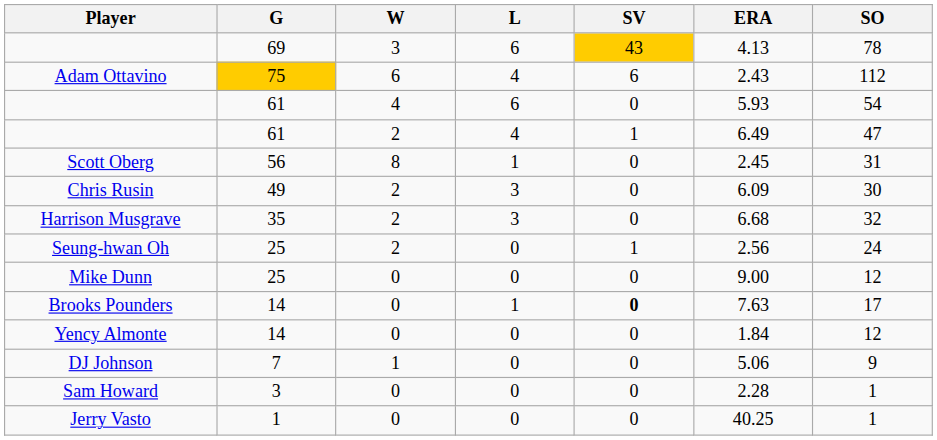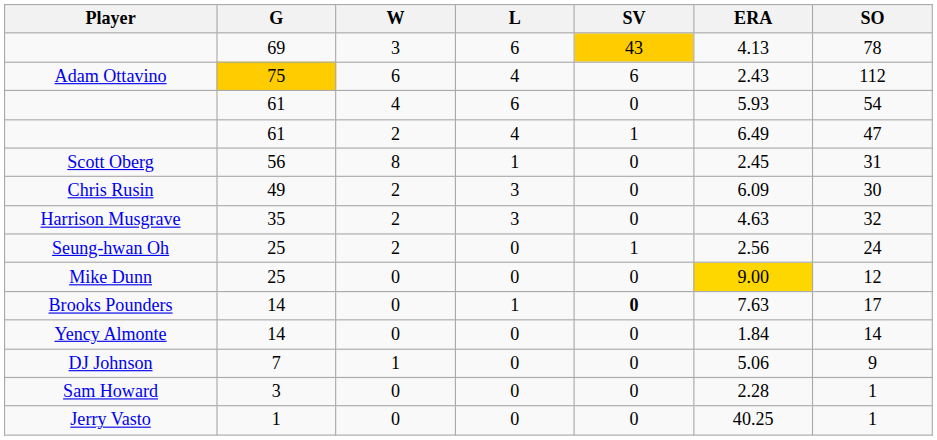(753, 219) 6.68 -> (753, 219) 4.63
(753, 276) no background -> (753, 276) gold background
(872, 334) 12 -> (872, 334) 14
